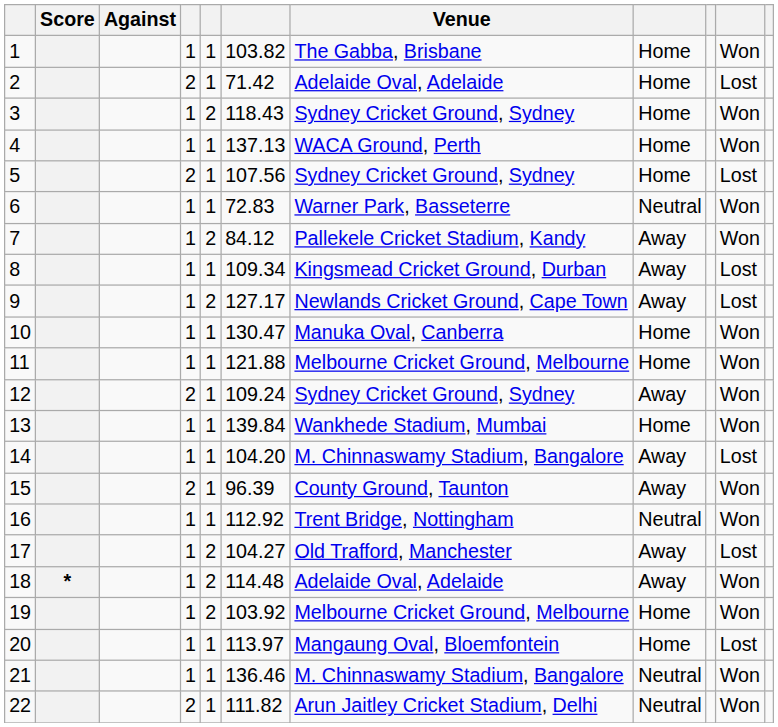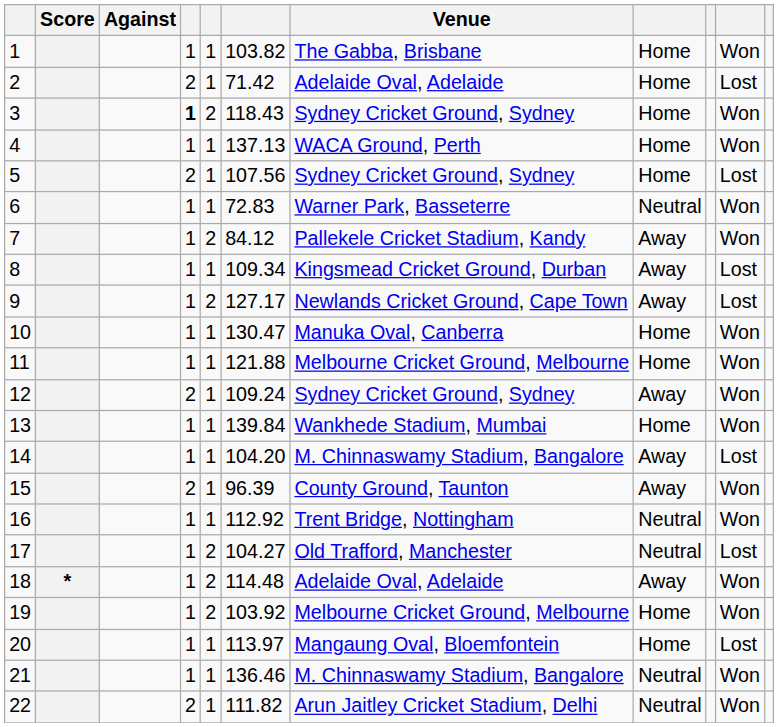(191, 113) normal -> (191, 113) bold
(662, 550) Away -> (670, 550) Neutral
